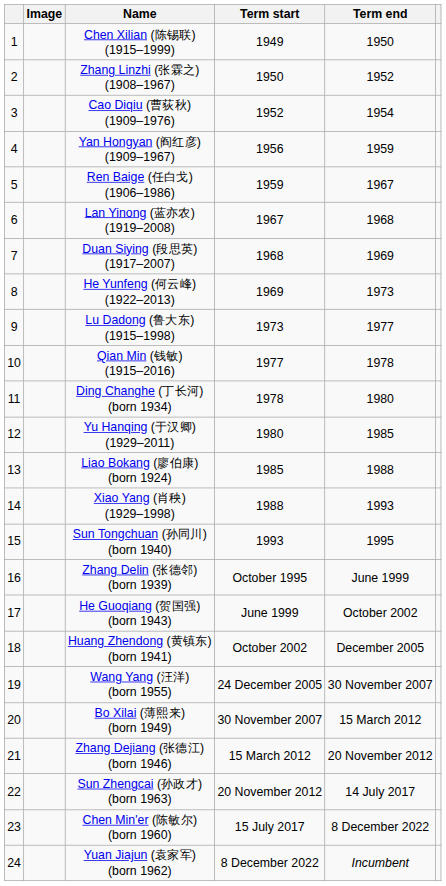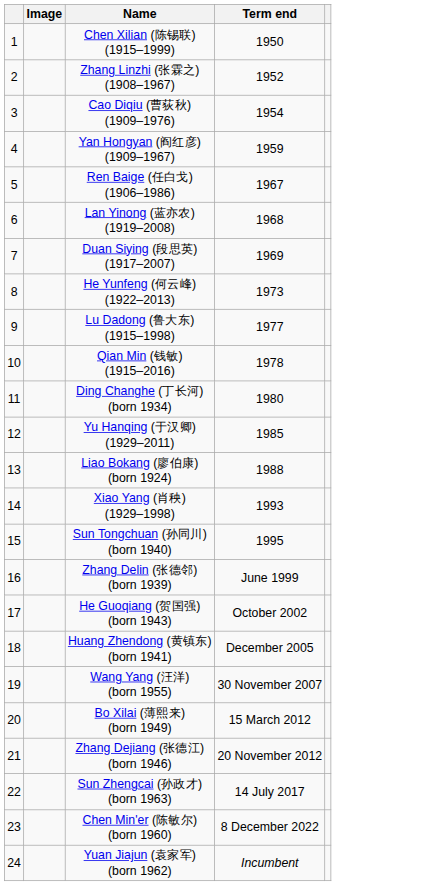- column: (270, 14)
